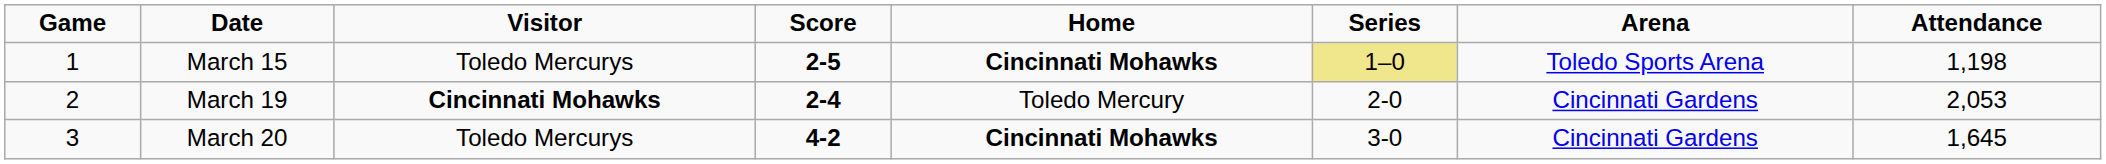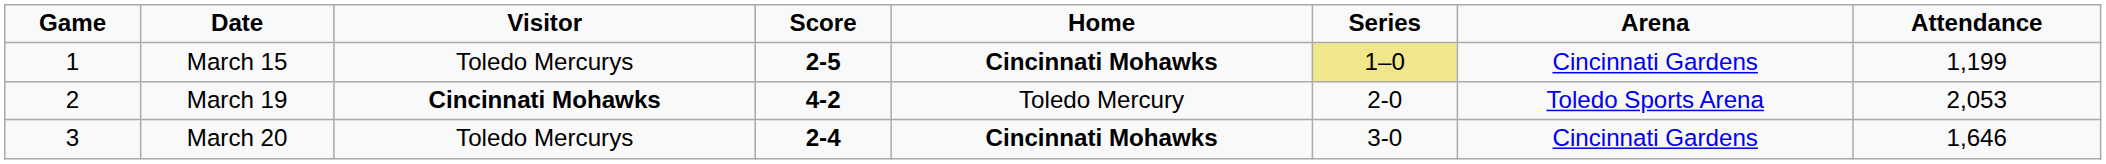(1655, 61) Toledo Sports Arena -> (1655, 61) Cincinnati Gardens
(1977, 61) 1,198 -> (1977, 61) 1,199
(823, 100) 2-4 -> (823, 100) 4-2
(1655, 100) Cincinnati Gardens -> (1655, 100) Toledo Sports Arena
(823, 138) 4-2 -> (823, 138) 2-4
(1977, 138) 1,645 -> (1977, 138) 1,646
